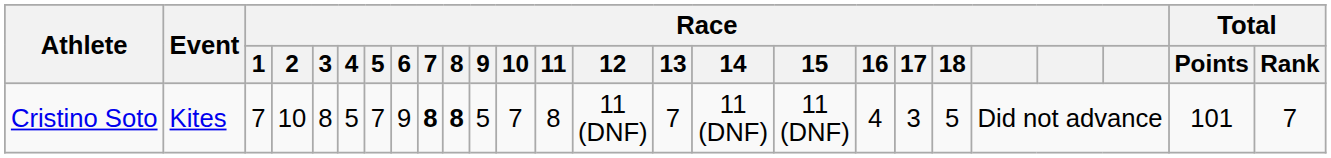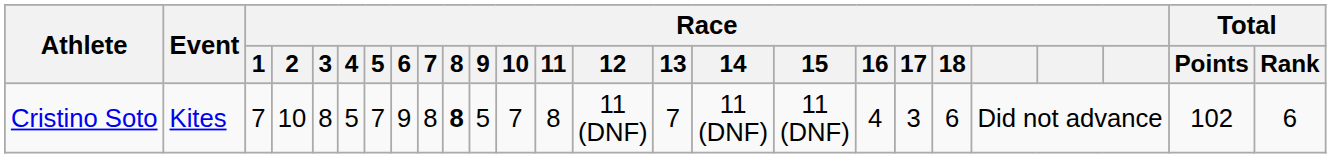(430, 118) bold -> (430, 118) normal
(952, 118) 5 -> (952, 118) 6
(1212, 118) 101 -> (1212, 118) 102
(1290, 118) 7 -> (1290, 118) 6
